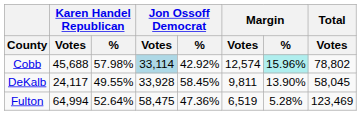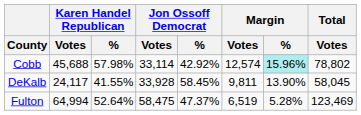(157, 63) lightblue background -> (157, 63) no background
(114, 82) 49.55% -> (114, 82) 41.55%
(200, 100) 47.36% -> (200, 100) 47.37%
